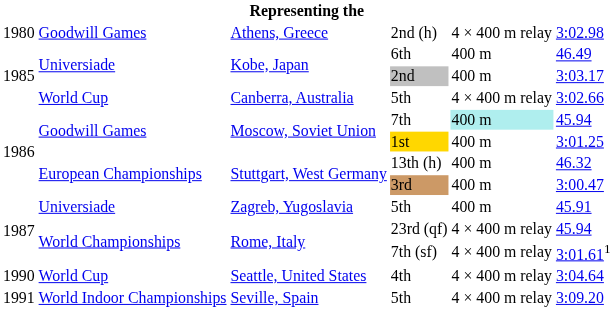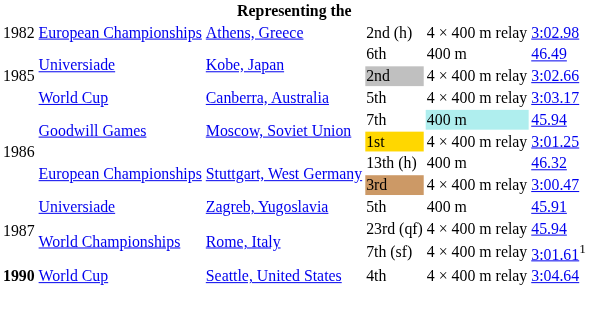(19, 32) 1980 -> (19, 32) 1982
(93, 32) Goodwill Games -> (120, 32) European Championships
(472, 76) 400 m -> (477, 76) 4 × 400 m relay
(580, 76) 3:03.17 -> (555, 76) 3:02.66
(580, 98) 3:02.66 -> (555, 98) 3:03.17
(472, 141) 400 m -> (477, 141) 4 × 400 m relay
(472, 185) 400 m -> (477, 185) 4 × 400 m relay
(19, 276) normal -> (19, 276) bold
- row: (274, 298)
